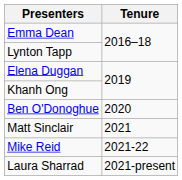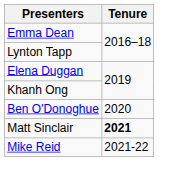(118, 128) normal -> (118, 128) bold
- row: (46, 166)
